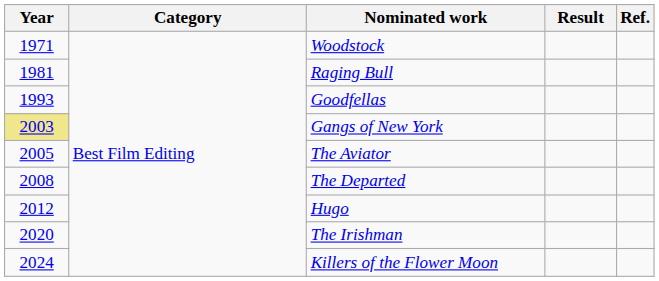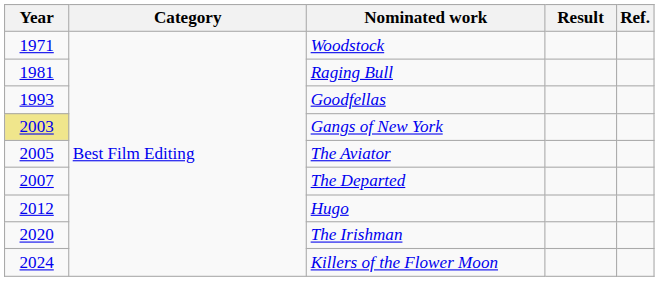(37, 180) 2008 -> (37, 180) 2007
